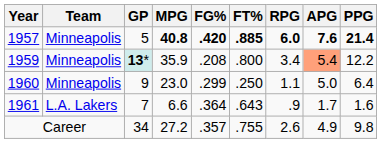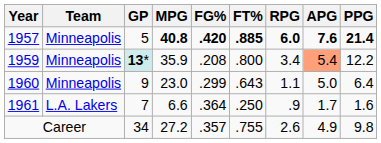(249, 83) .250 -> (249, 83) .643
(249, 105) .643 -> (249, 105) .250
